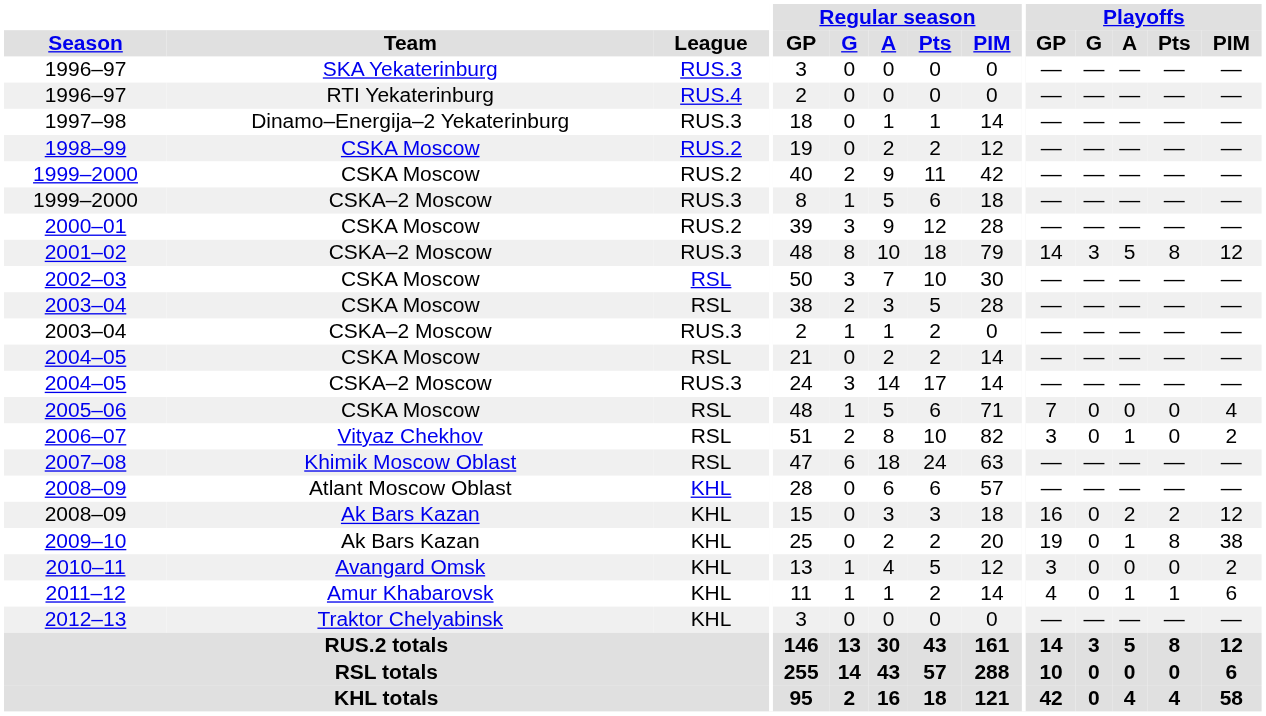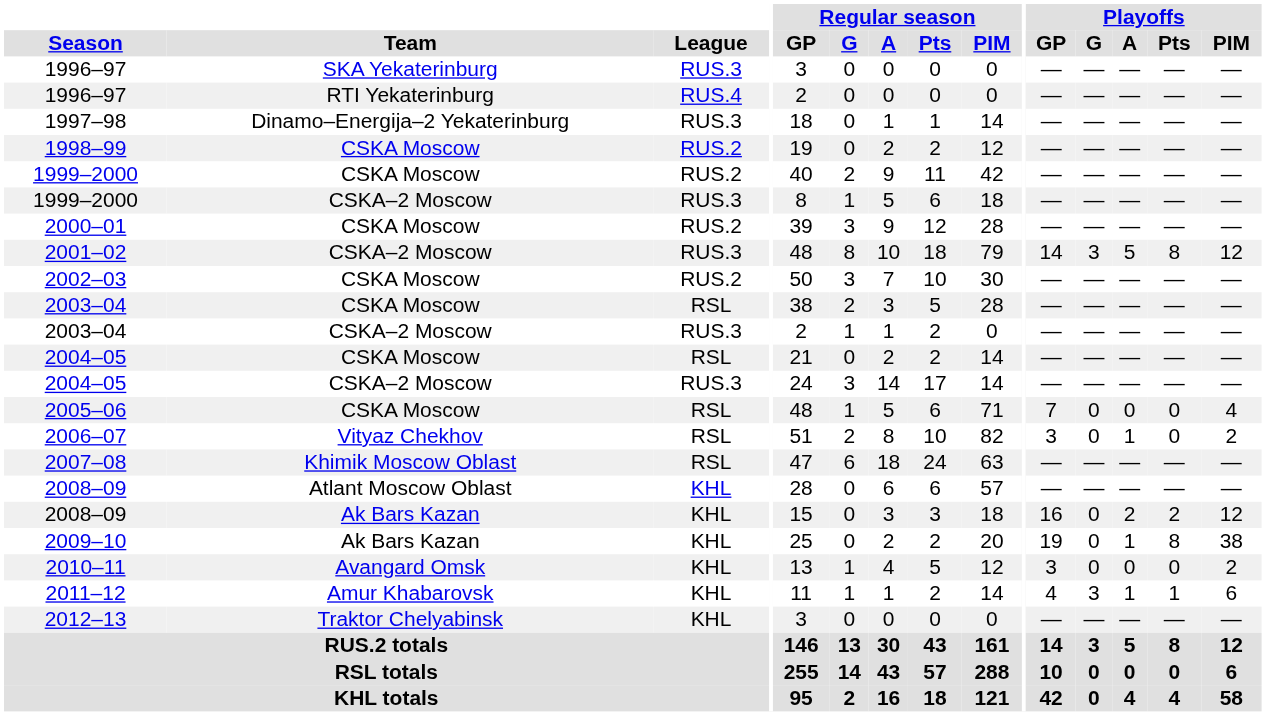(711, 278) RSL -> (711, 278) RUS.2
(1094, 593) 0 -> (1094, 593) 3
